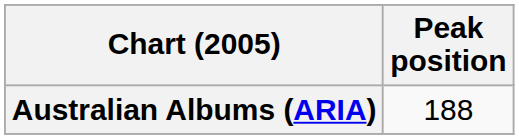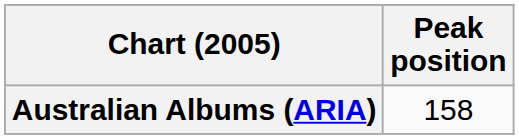(448, 109) 188 -> (448, 109) 158
